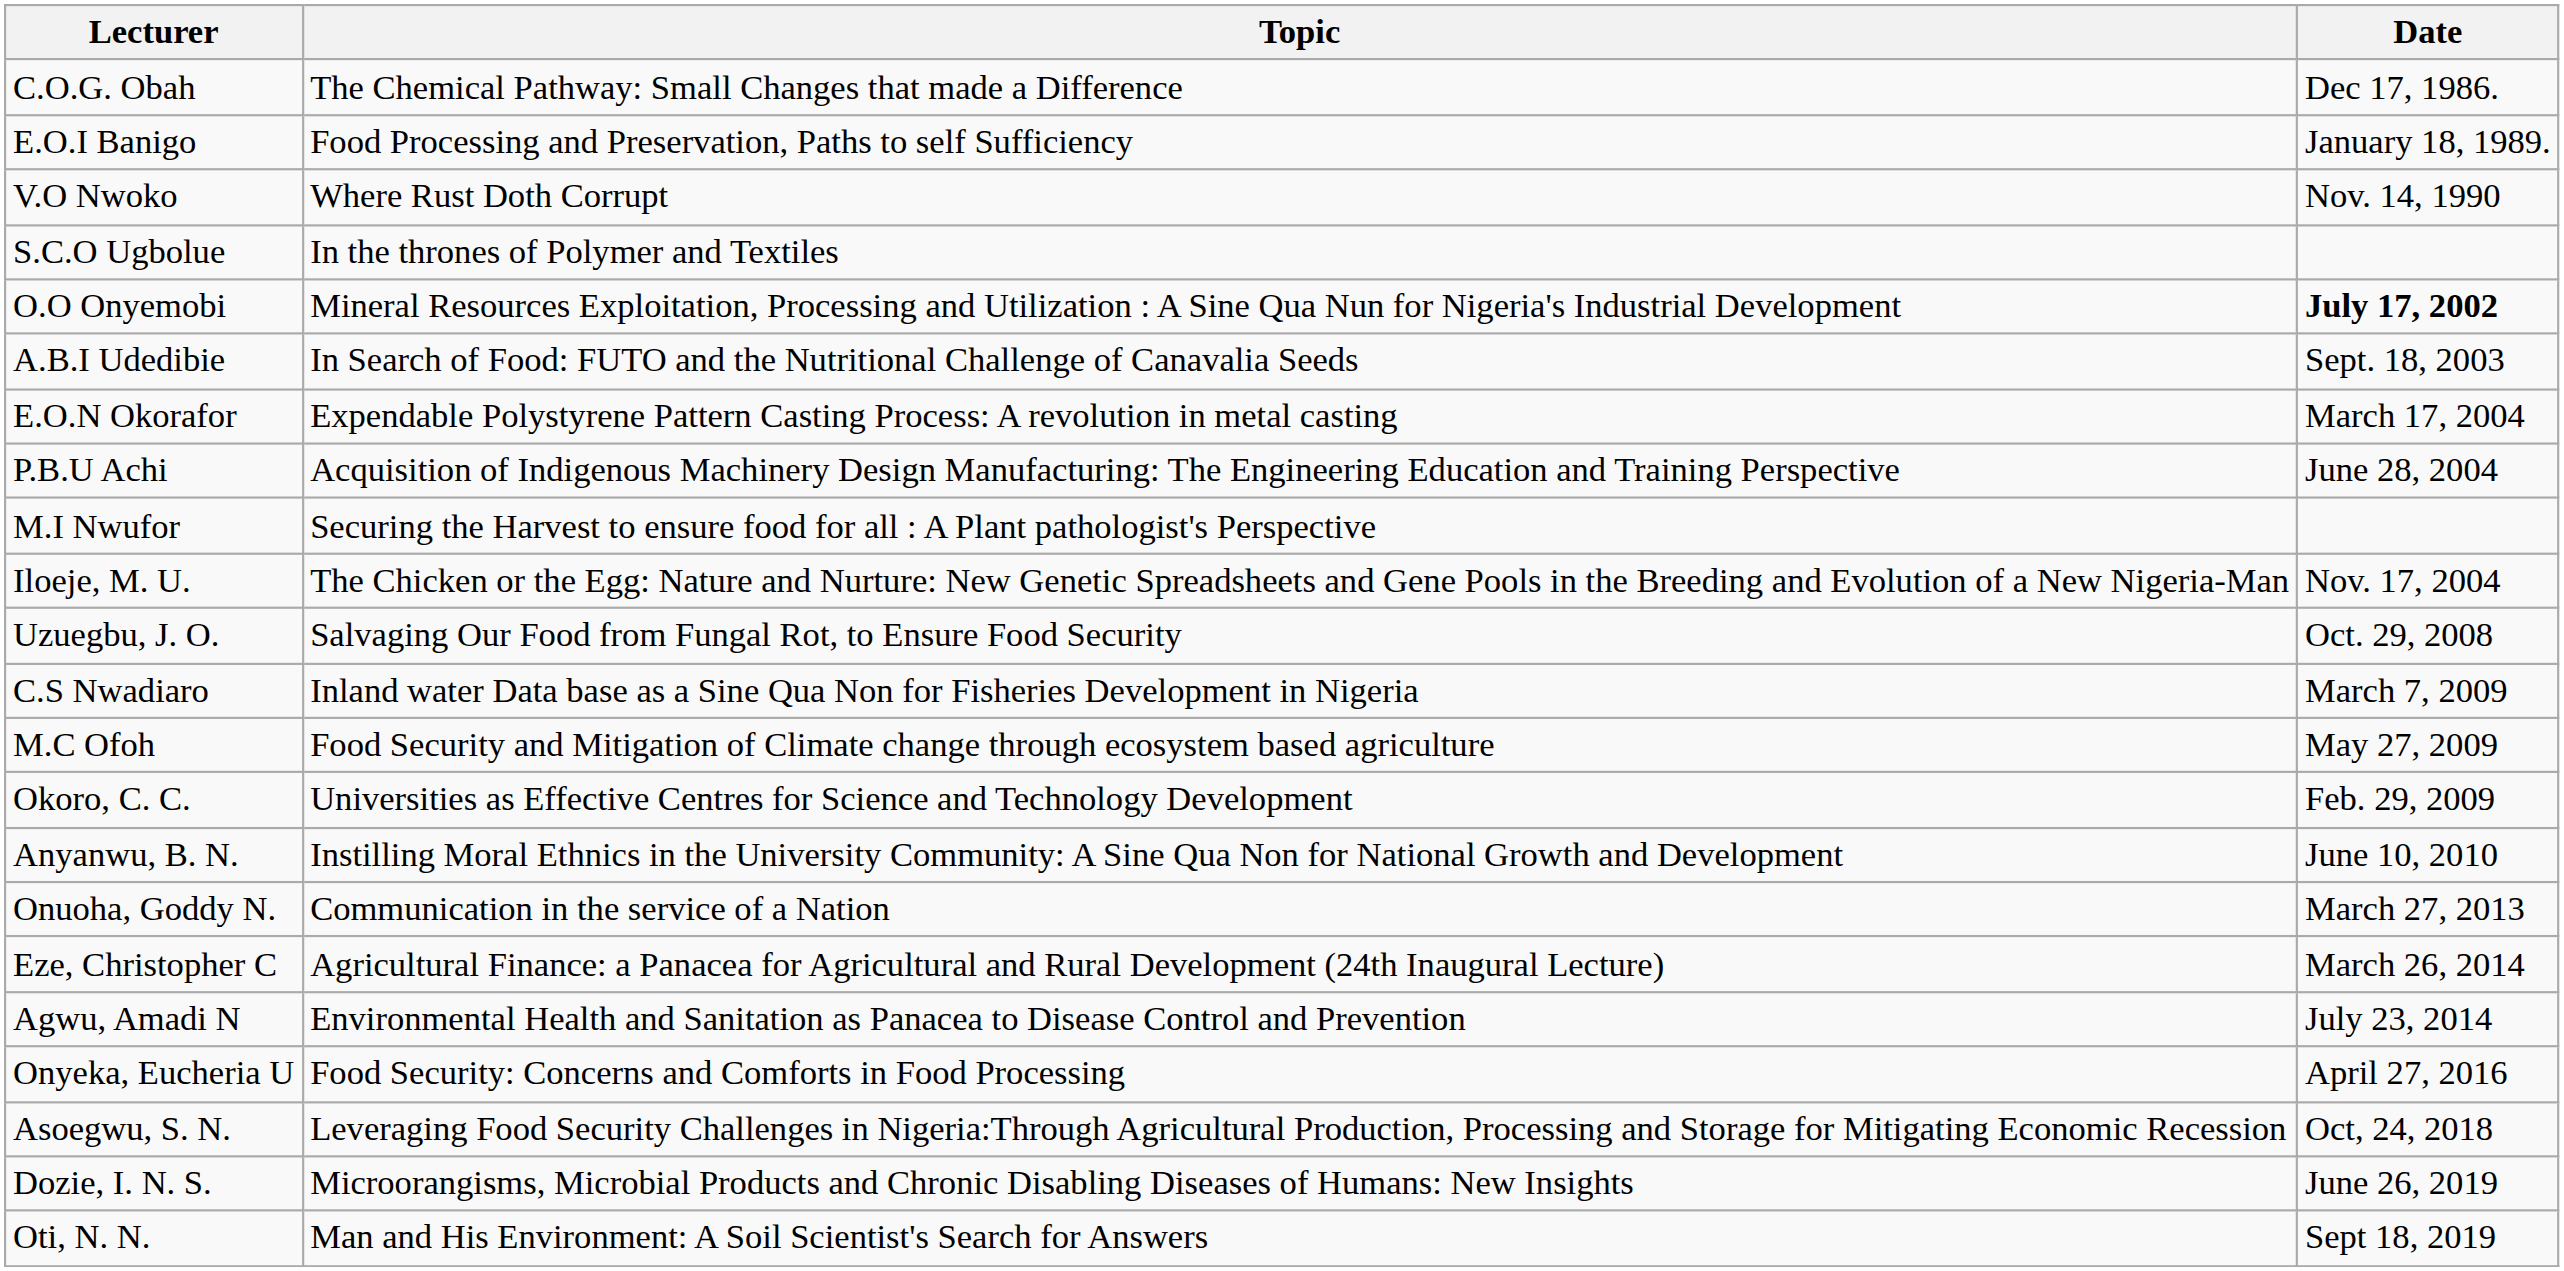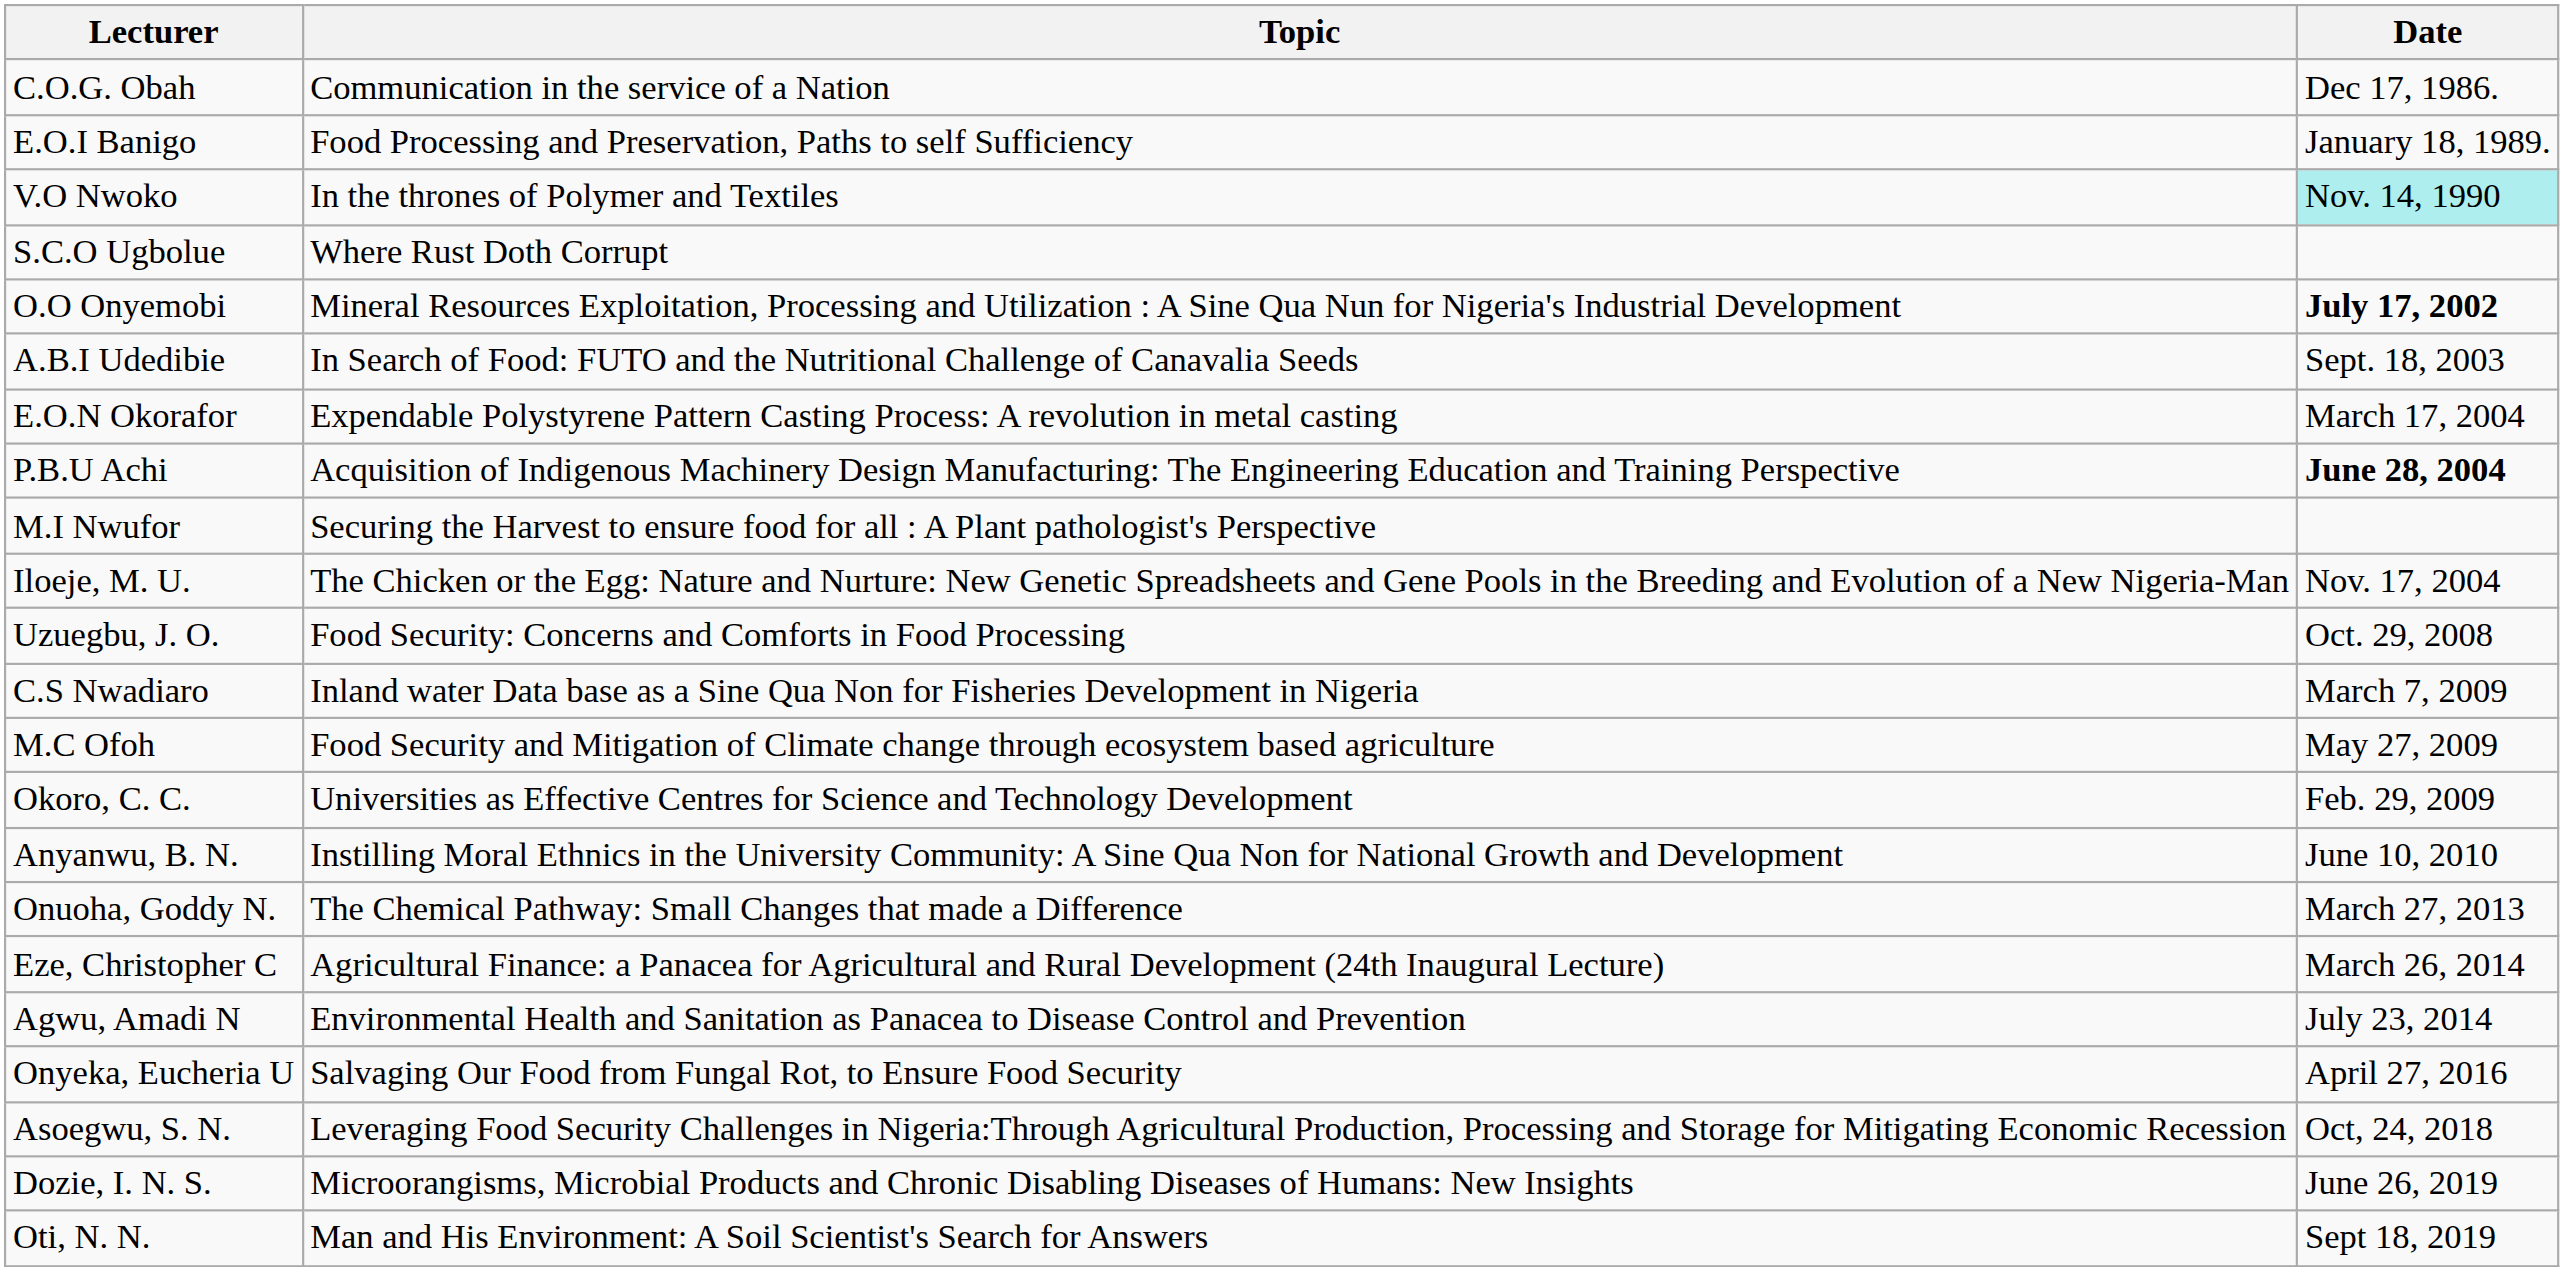(746, 86) The Chemical Pathway: Small Changes that made a Difference -> (600, 86) Communication in the service of a Nation
(489, 196) Where Rust Doth Corrupt -> (574, 196) In the thrones of Polymer and Textiles
(2403, 196) no background -> (2403, 196) paleturquoise background
(574, 251) In the thrones of Polymer and Textiles -> (489, 251) Where Rust Doth Corrupt
(2401, 470) normal -> (2405, 470) bold
(746, 634) Salvaging Our Food from Fungal Rot, to Ensure Food Security -> (718, 634) Food Security: Concerns and Comforts in Food Processing
(600, 908) Communication in the service of a Nation -> (746, 908) The Chemical Pathway: Small Changes that made a Difference
(718, 1073) Food Security: Concerns and Comforts in Food Processing -> (746, 1073) Salvaging Our Food from Fungal Rot, to Ensure Food Security
